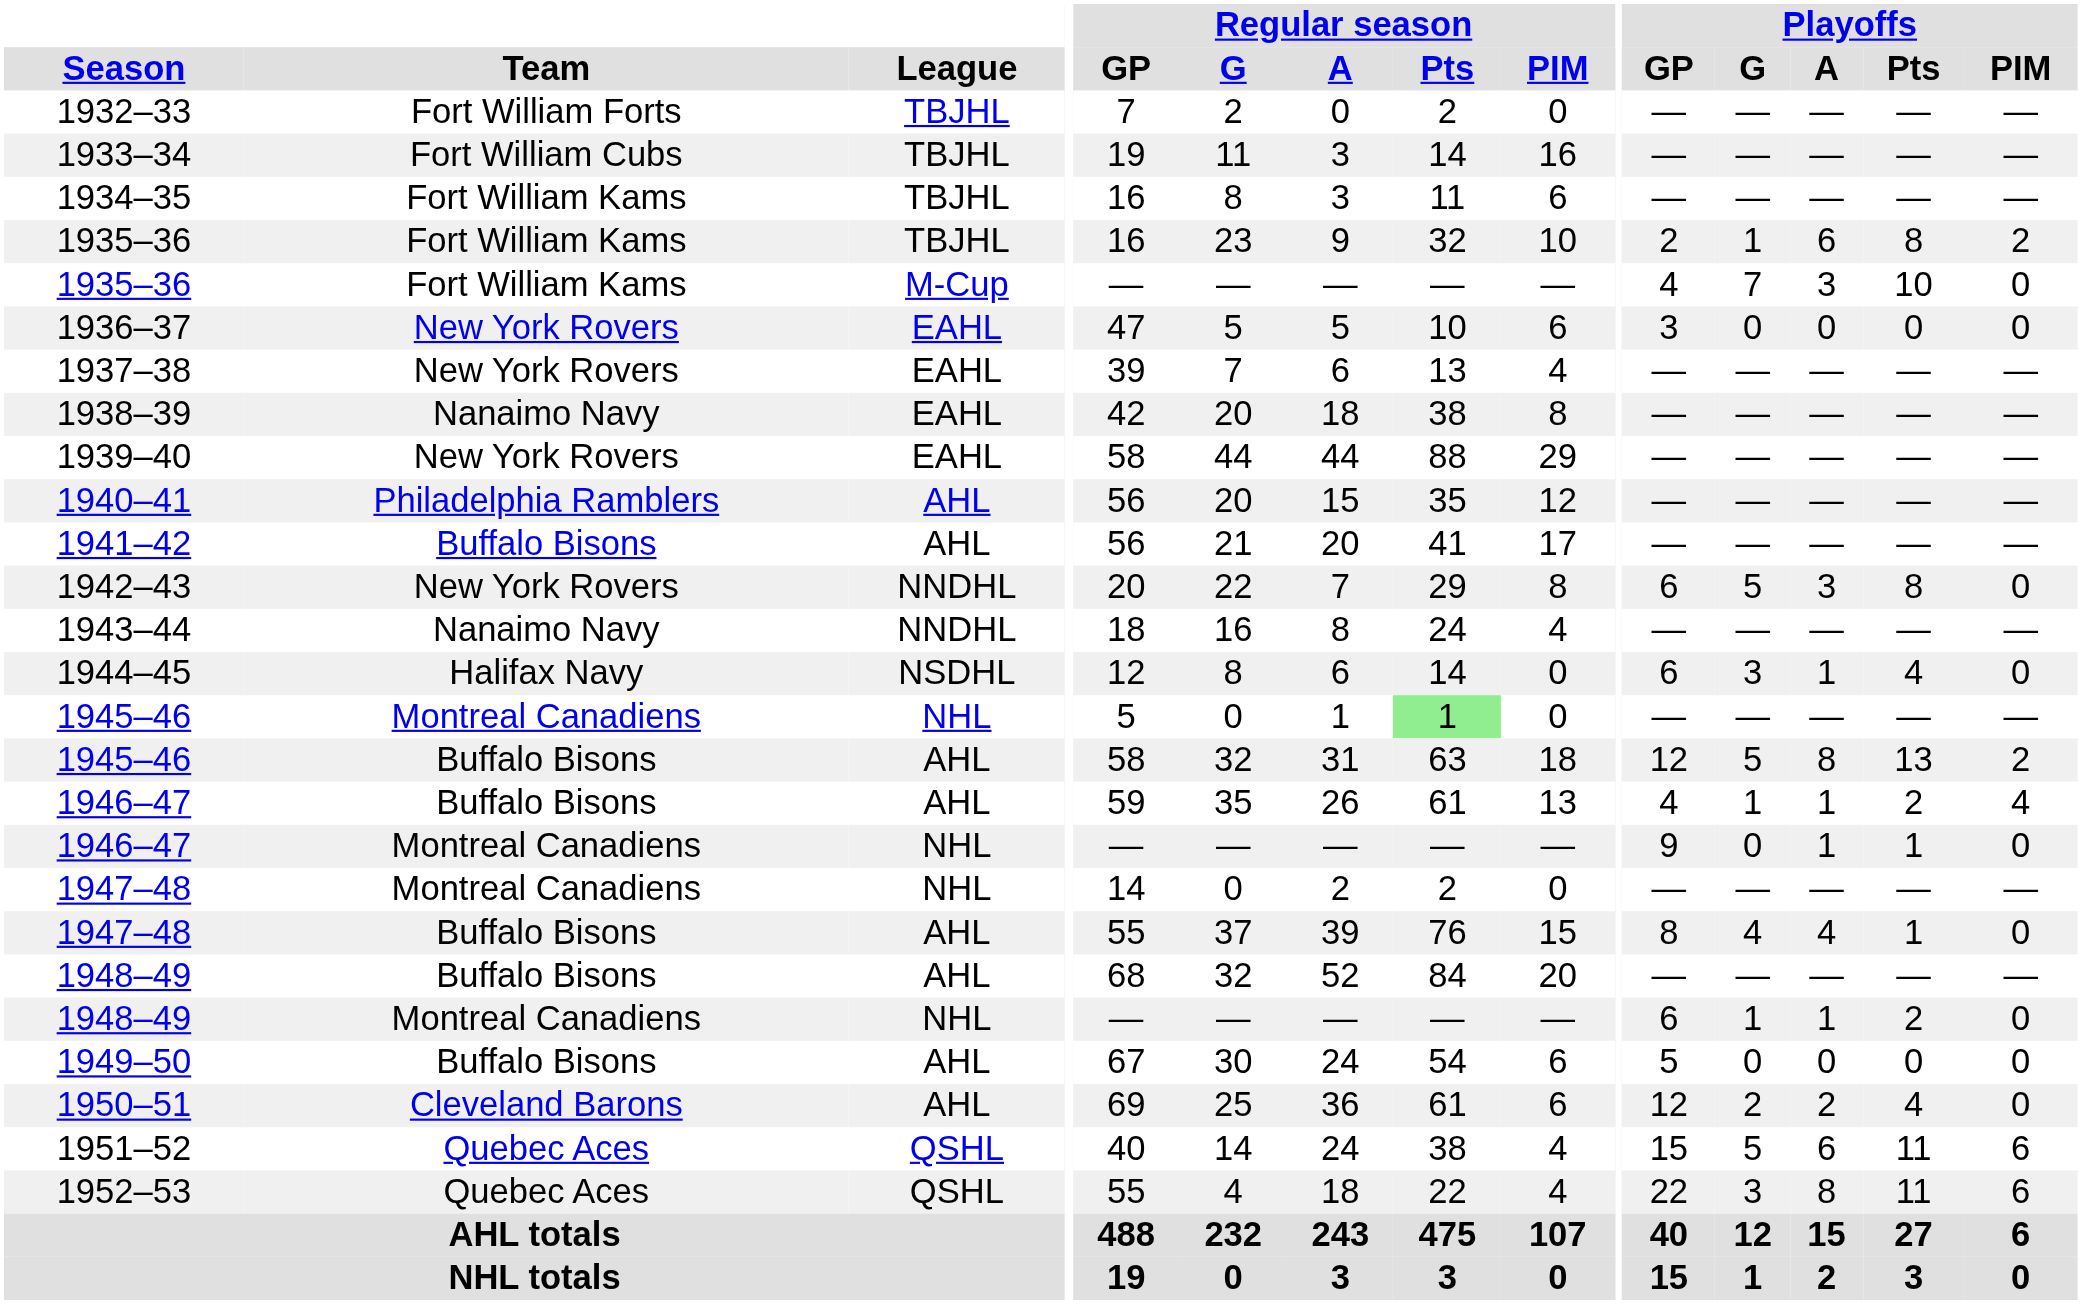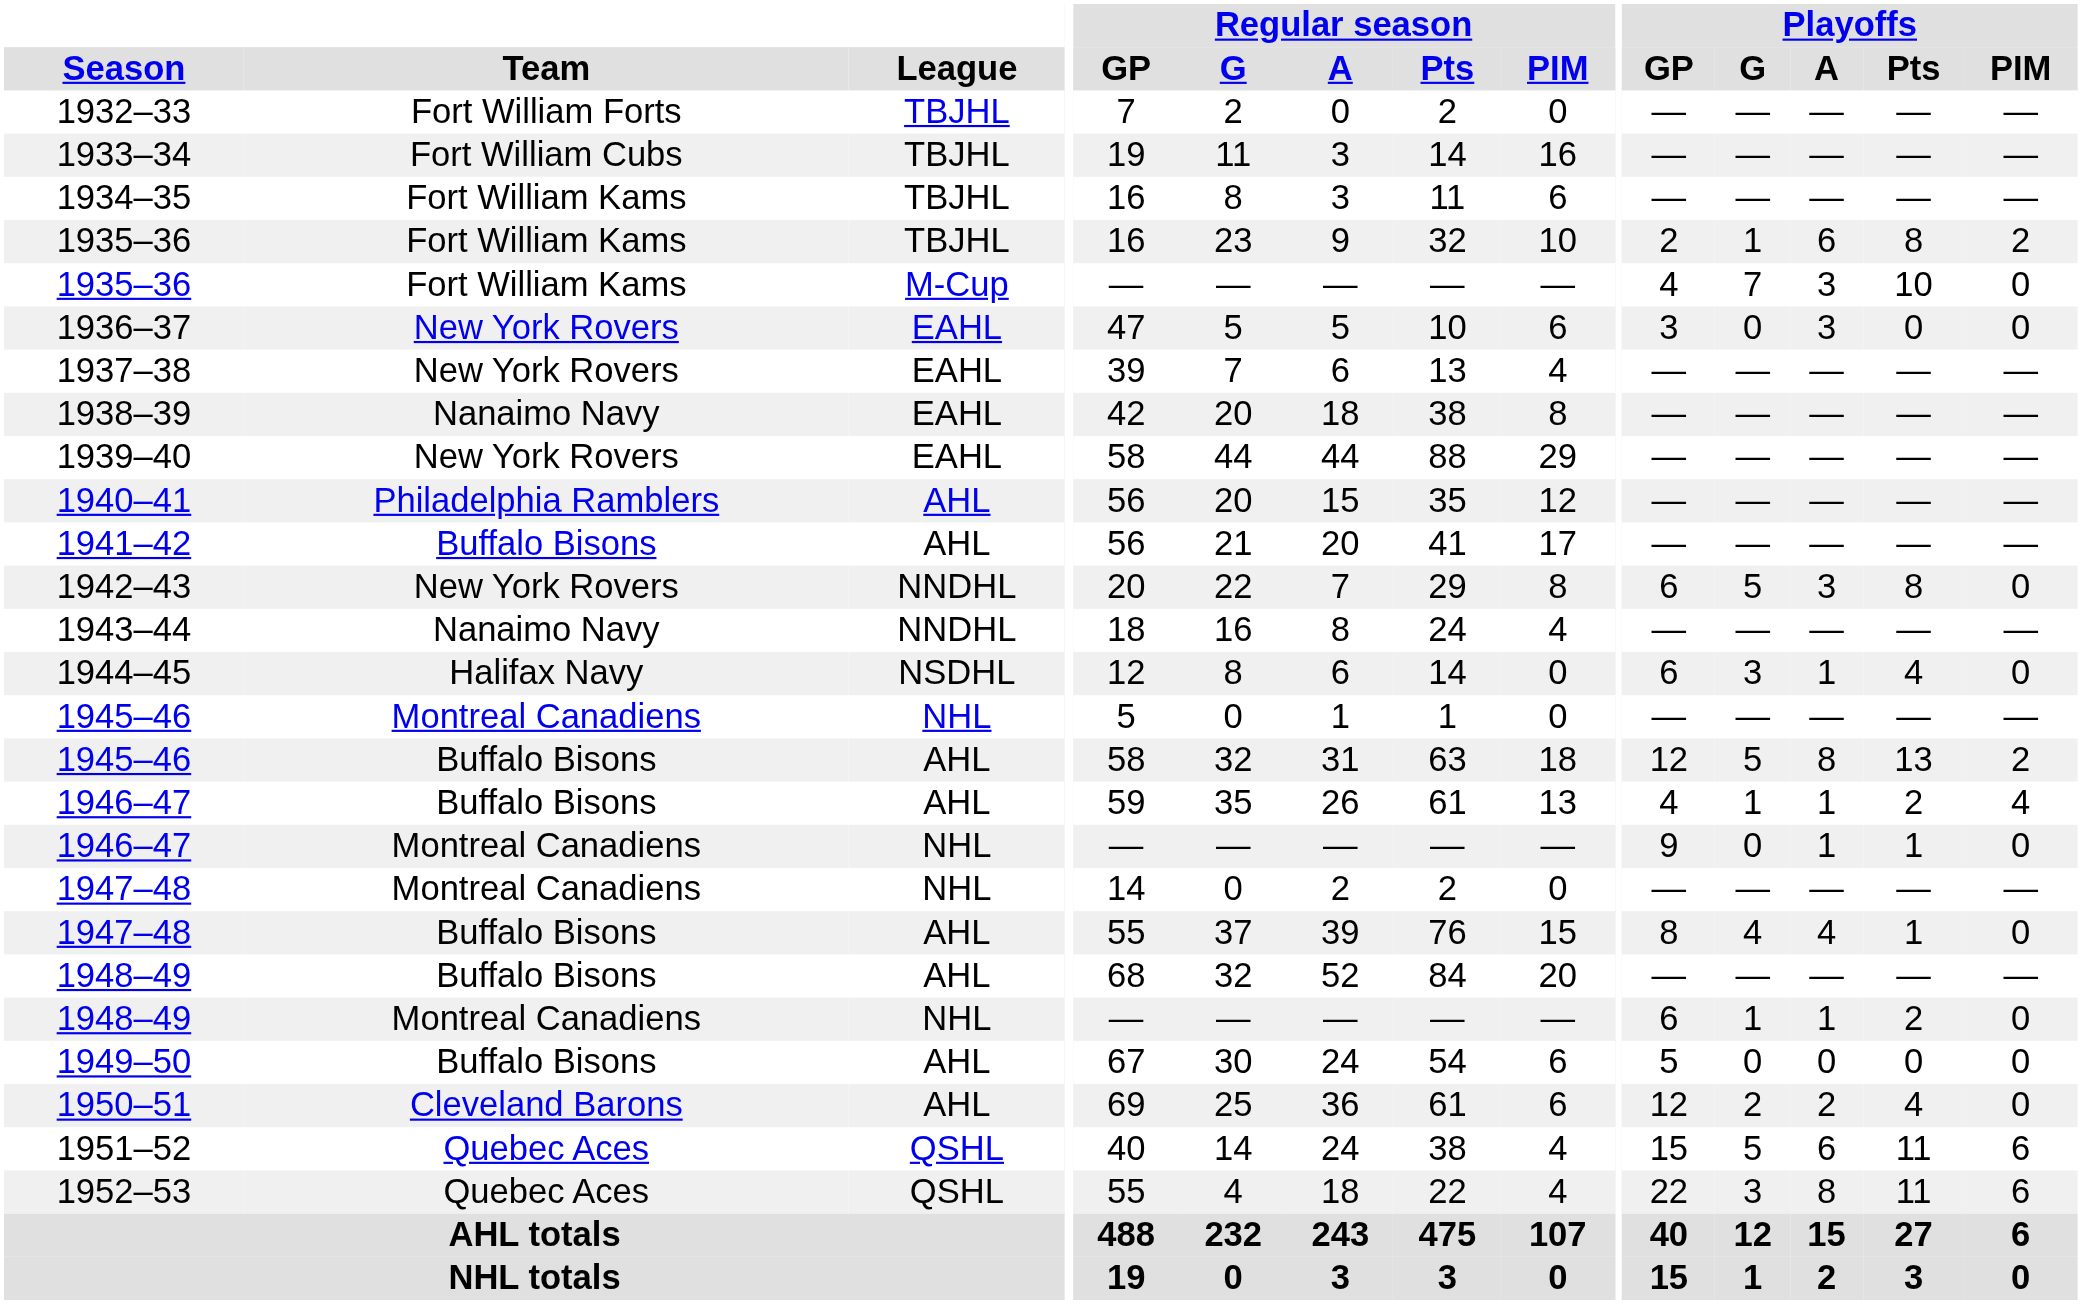(1827, 327) 0 -> (1827, 327) 3
(1447, 716) lightgreen background -> (1447, 716) no background
